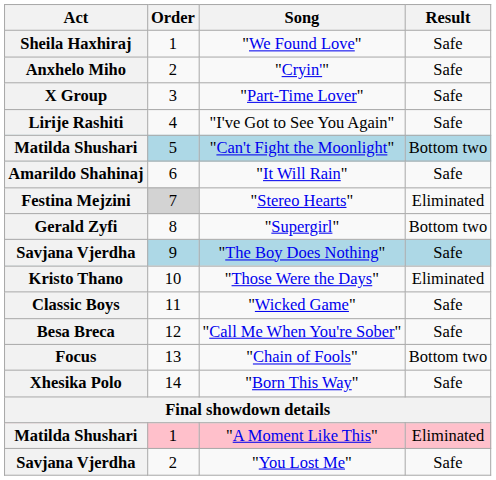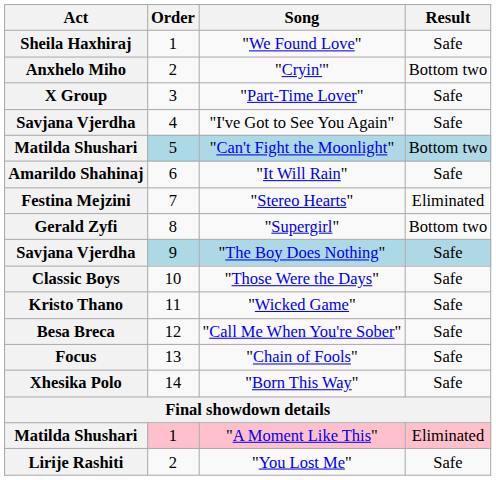(448, 69) Safe -> (448, 69) Bottom two
(76, 122) Lirije Rashiti -> (76, 122) Savjana Vjerdha
(173, 200) lightgrey background -> (173, 200) no background
(76, 278) Kristo Thano -> (76, 278) Classic Boys
(448, 278) Eliminated -> (448, 278) Safe
(76, 305) Classic Boys -> (76, 305) Kristo Thano
(448, 357) Bottom two -> (448, 357) Safe
(76, 461) Savjana Vjerdha -> (76, 461) Lirije Rashiti
